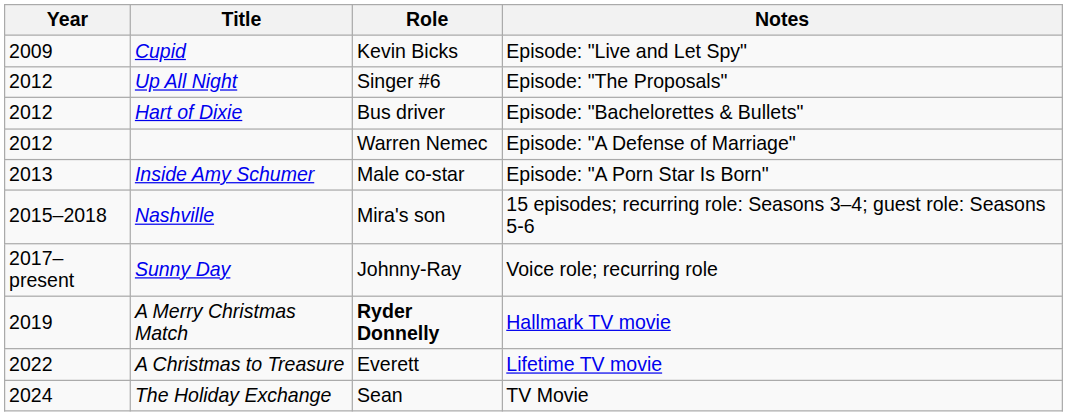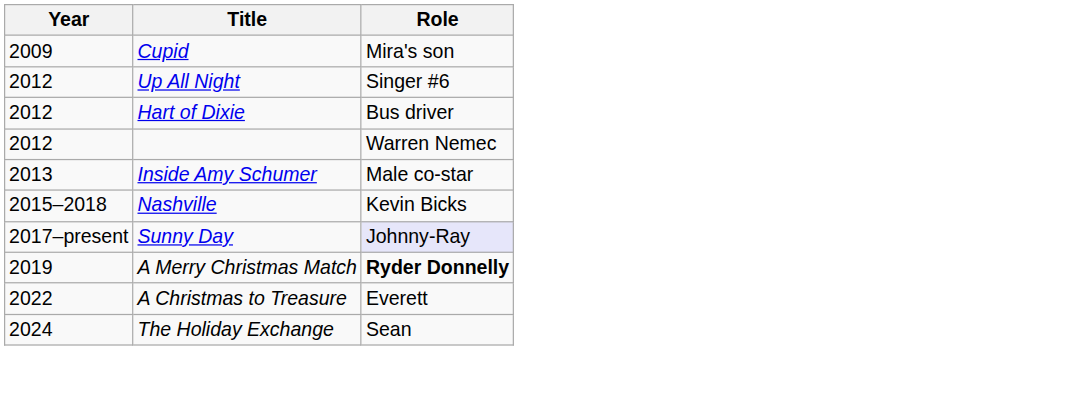- column: (782, 19)
(407, 50) Kevin Bicks -> (410, 50) Mira's son
(401, 216) Mira's son -> (416, 205) Kevin Bicks
(409, 269) no background -> (418, 236) lavender background
